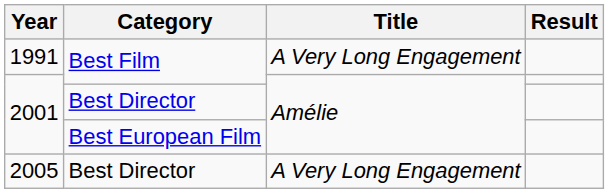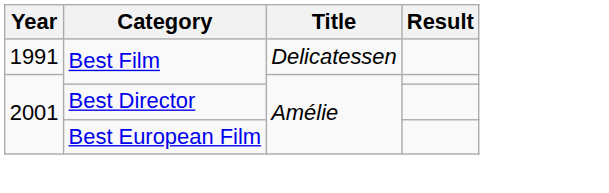(396, 56) A Very Long Engagement -> (334, 56) Delicatessen
- row: (34, 171)
